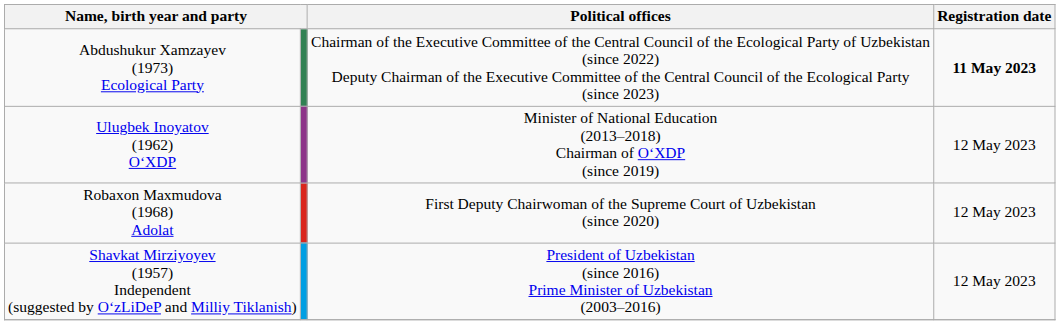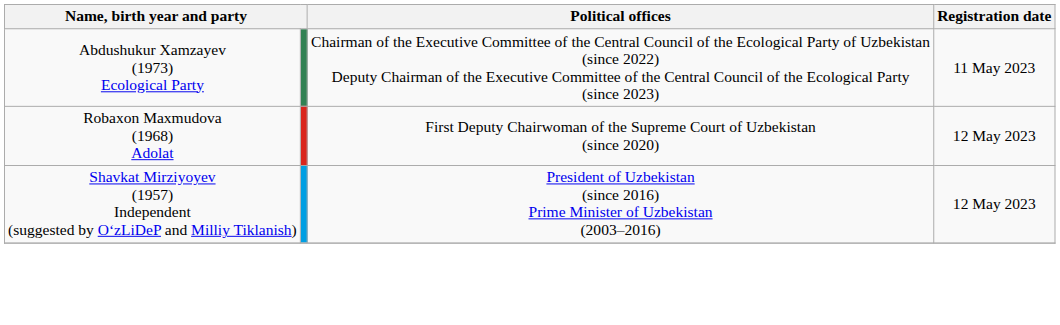(994, 67) bold -> (994, 67) normal
- row: (152, 144)
